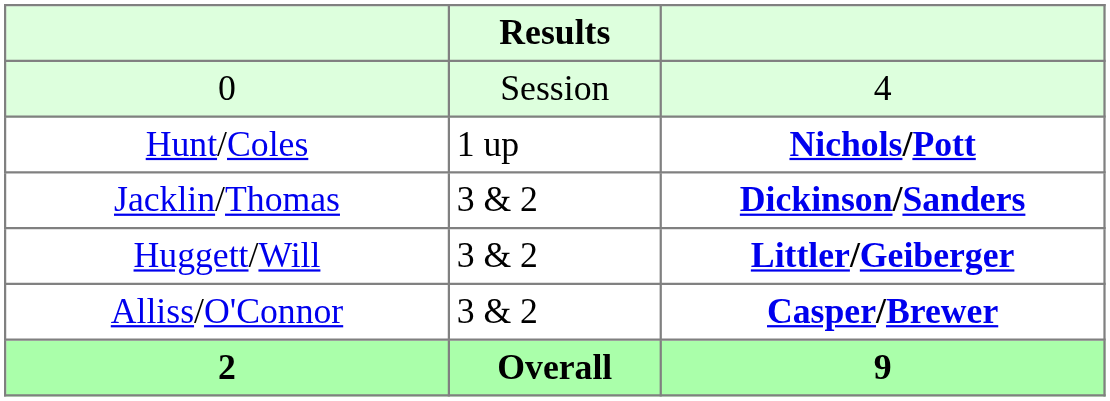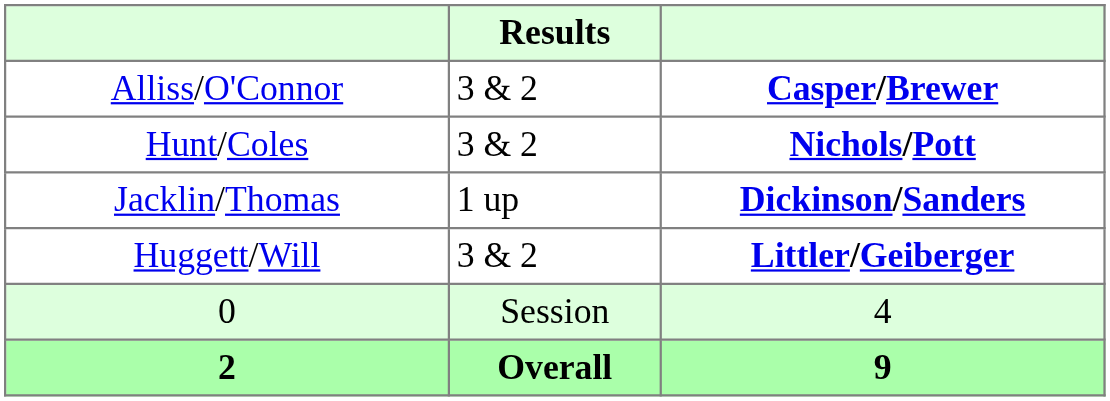rows swapped: (227, 311) <-> (227, 88)
(488, 143) 1 up -> (497, 143) 3 & 2
(497, 199) 3 & 2 -> (488, 199) 1 up
